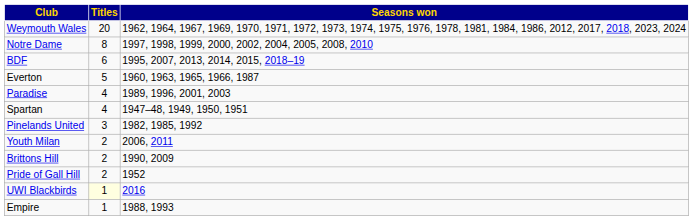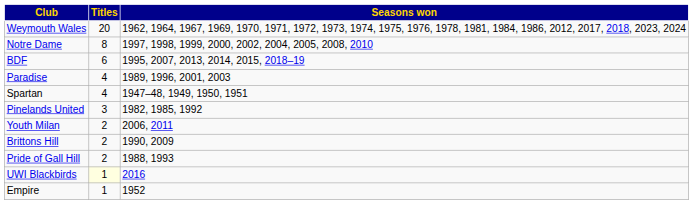- row: (24, 77)
(134, 175) 1952 -> (148, 158) 1988, 1993
(148, 207) 1988, 1993 -> (134, 191) 1952
